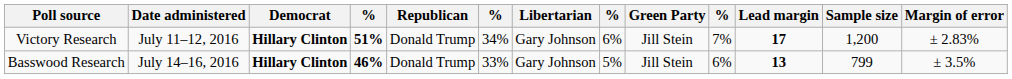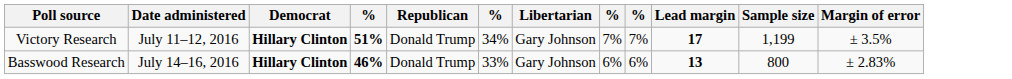- column: (667, 16)
(612, 39) 6% -> (612, 39) 7%
(862, 39) 1,200 -> (778, 39) 1,199
(954, 39) ± 2.83% -> (871, 39) ± 3.5%
(612, 62) 5% -> (612, 62) 6%
(862, 62) 799 -> (778, 62) 800
(954, 62) ± 3.5% -> (871, 62) ± 2.83%
